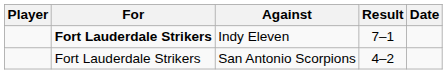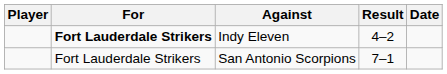(383, 36) 7–1 -> (383, 36) 4–2
(383, 58) 4–2 -> (383, 58) 7–1
